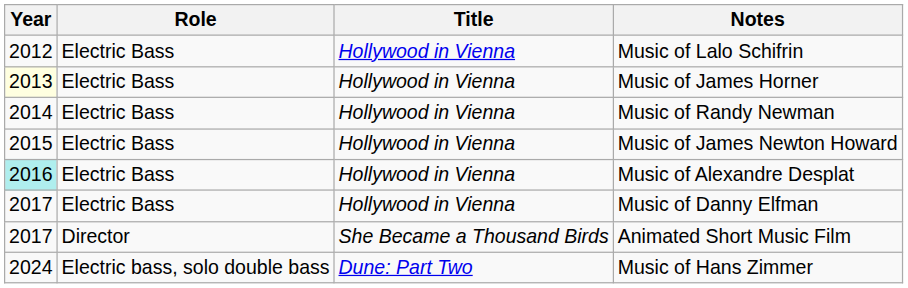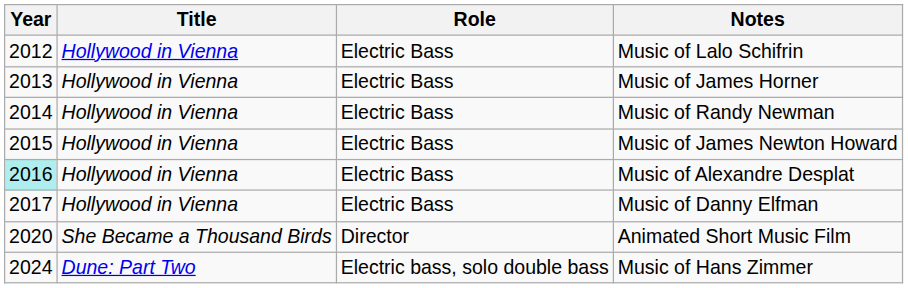columns swapped: (474, 19) <-> (196, 19)
(31, 81) lightyellow background -> (31, 81) no background
(31, 236) 2017 -> (31, 236) 2020
